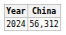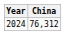(44, 24) 56,312 -> (44, 24) 76,312
